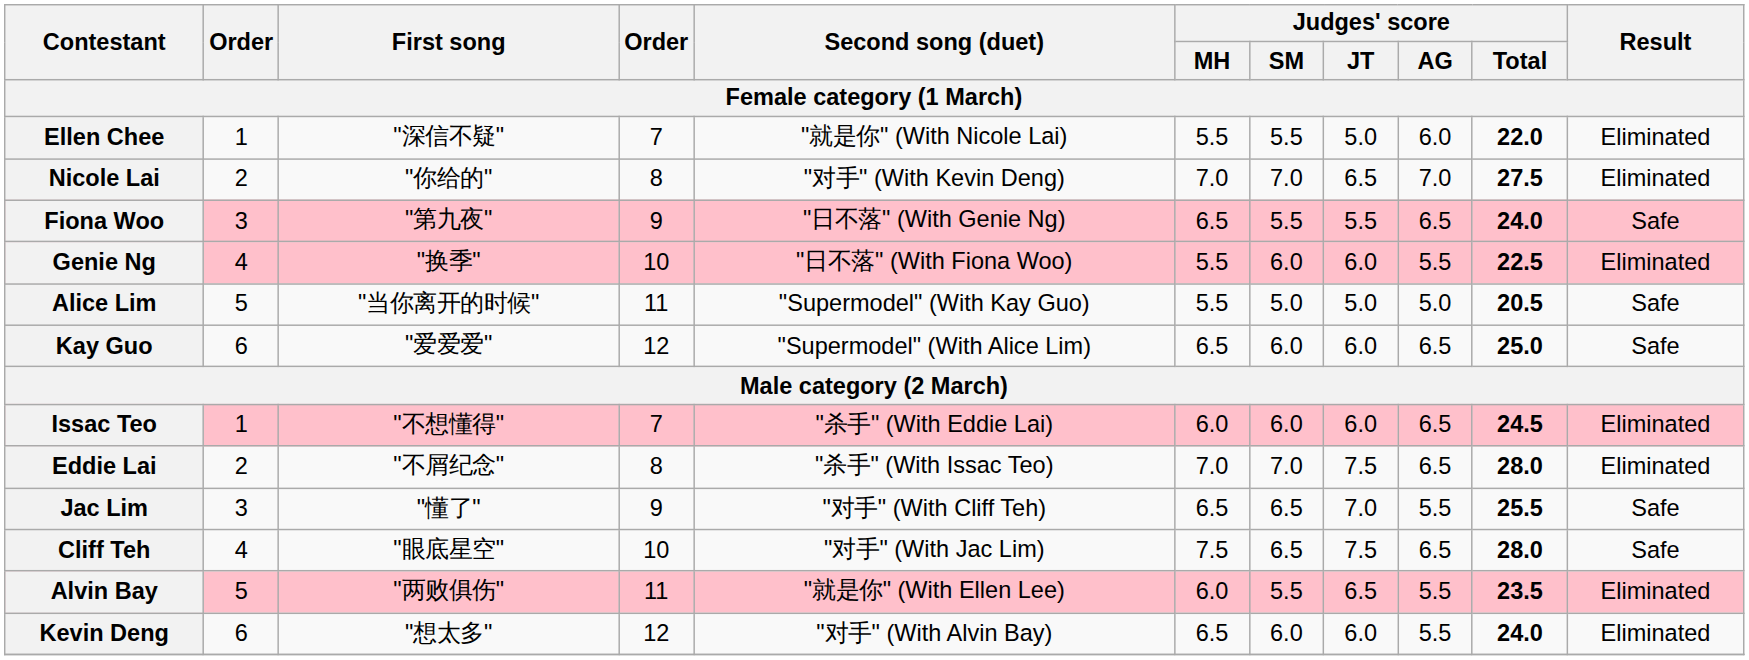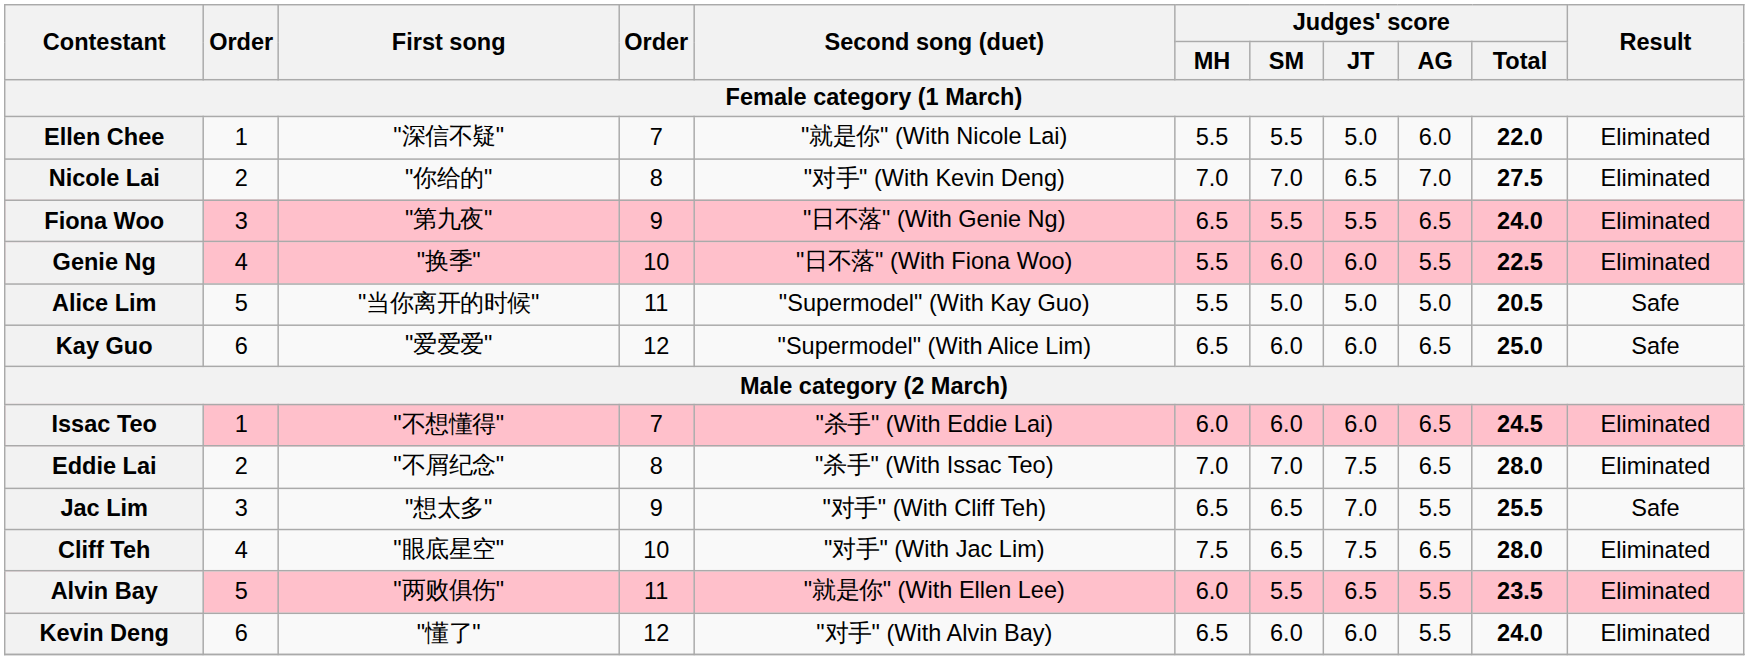(1655, 220) Safe -> (1655, 220) Eliminated
(449, 507) "懂了" -> (449, 507) "想太多"
(1655, 549) Safe -> (1655, 549) Eliminated
(449, 632) "想太多" -> (449, 632) "懂了"
